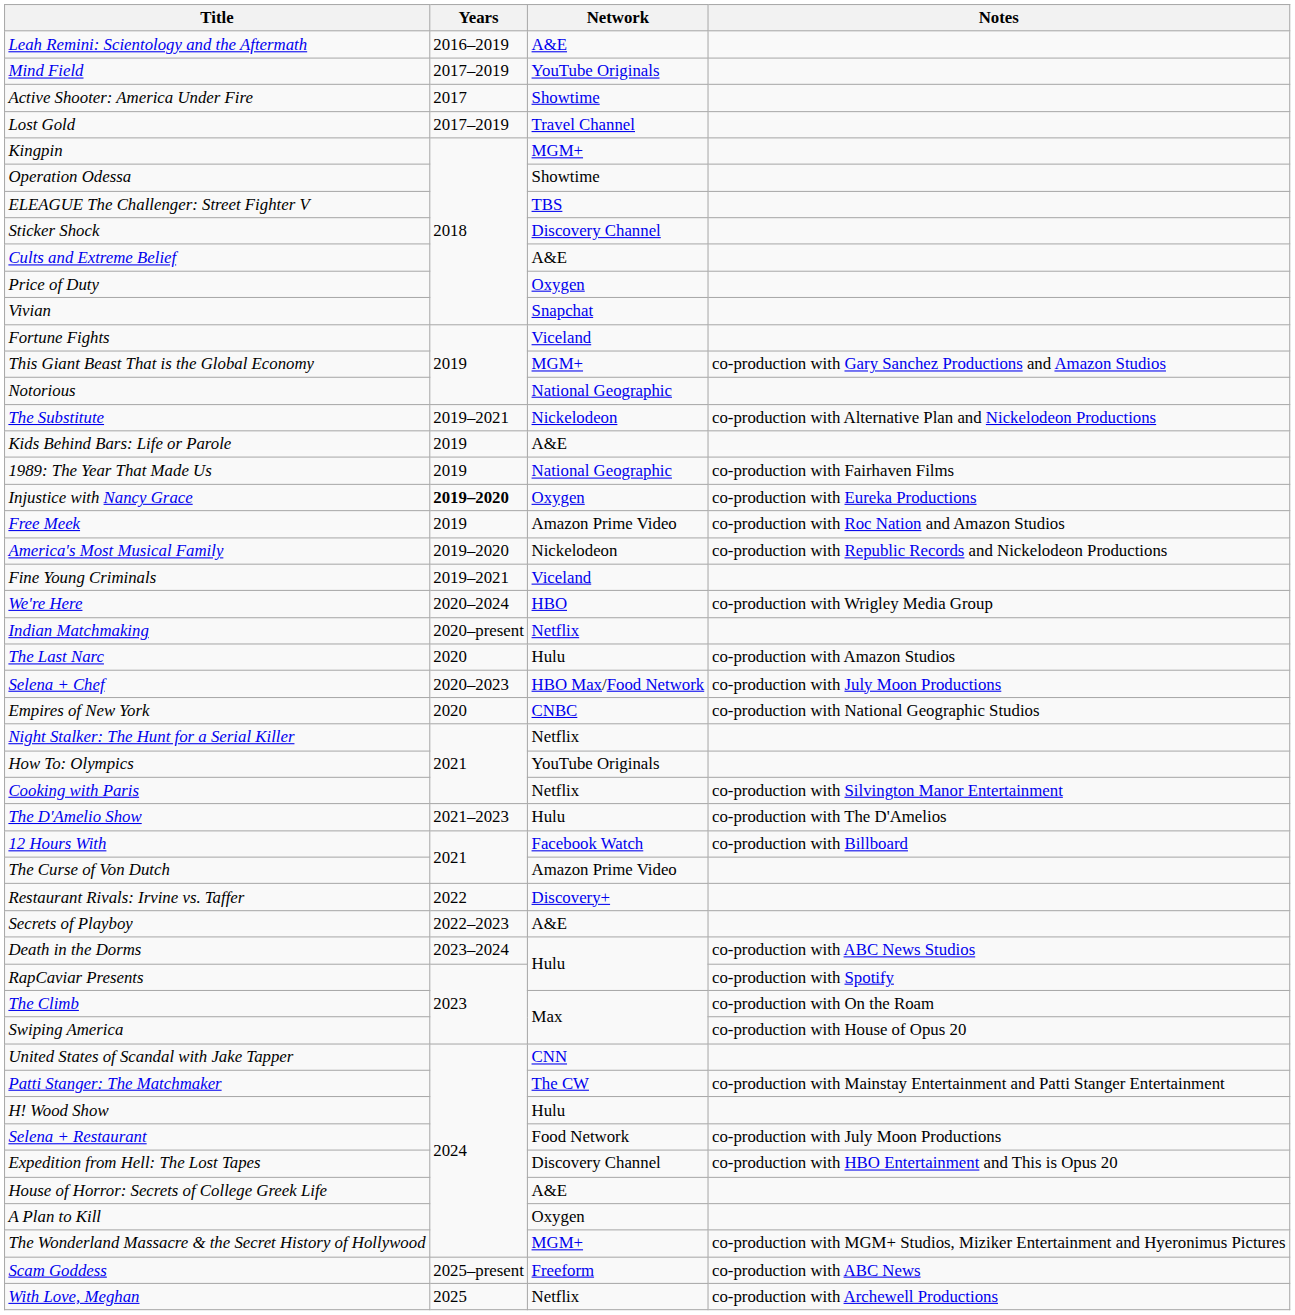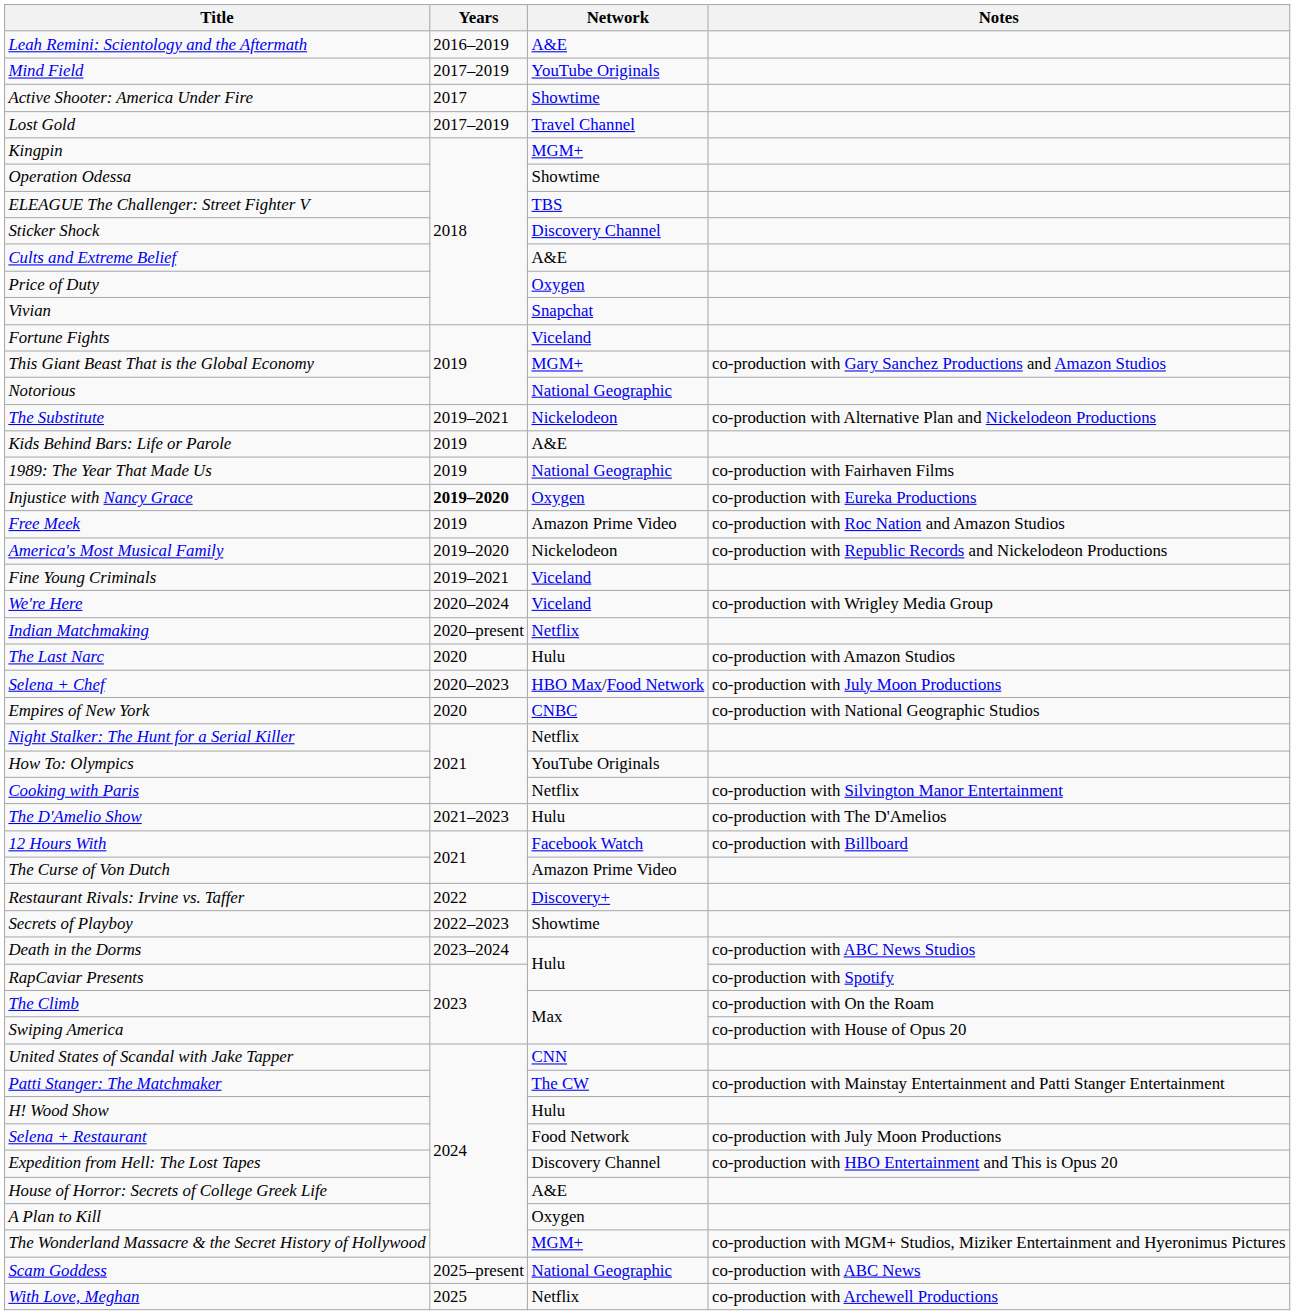(549, 603) HBO -> (561, 603) Viceland
(549, 923) A&E -> (566, 923) Showtime
(563, 1270) Freeform -> (602, 1270) National Geographic
